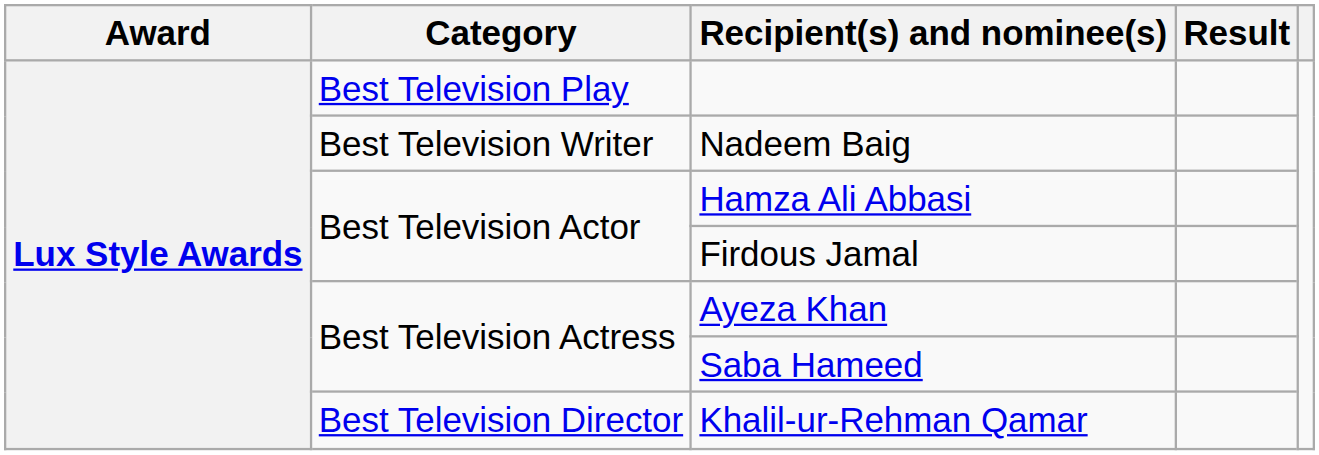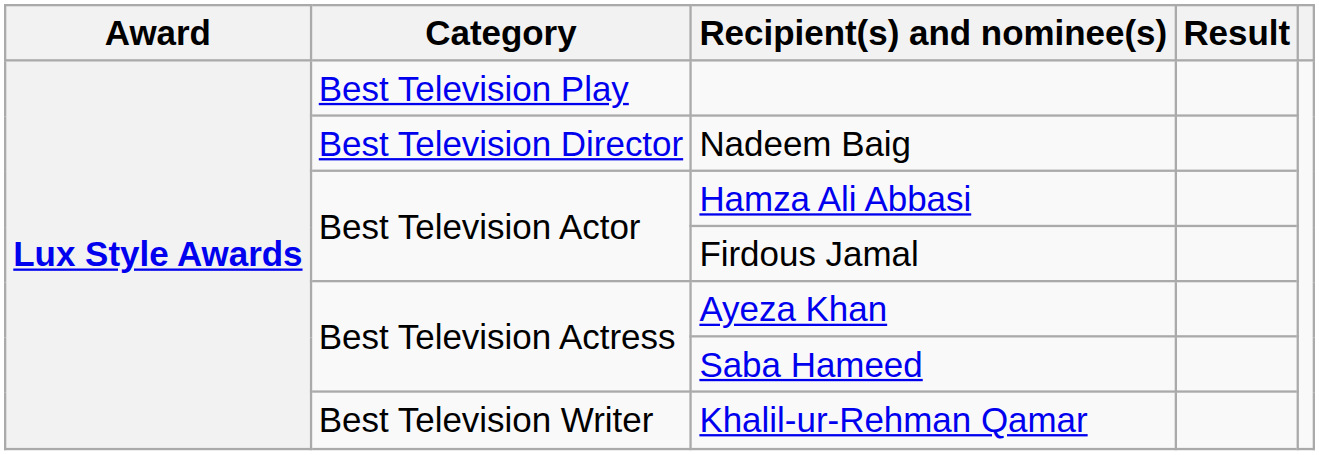(486, 144) Best Television Writer -> (501, 144) Best Television Director
(501, 420) Best Television Director -> (486, 420) Best Television Writer
